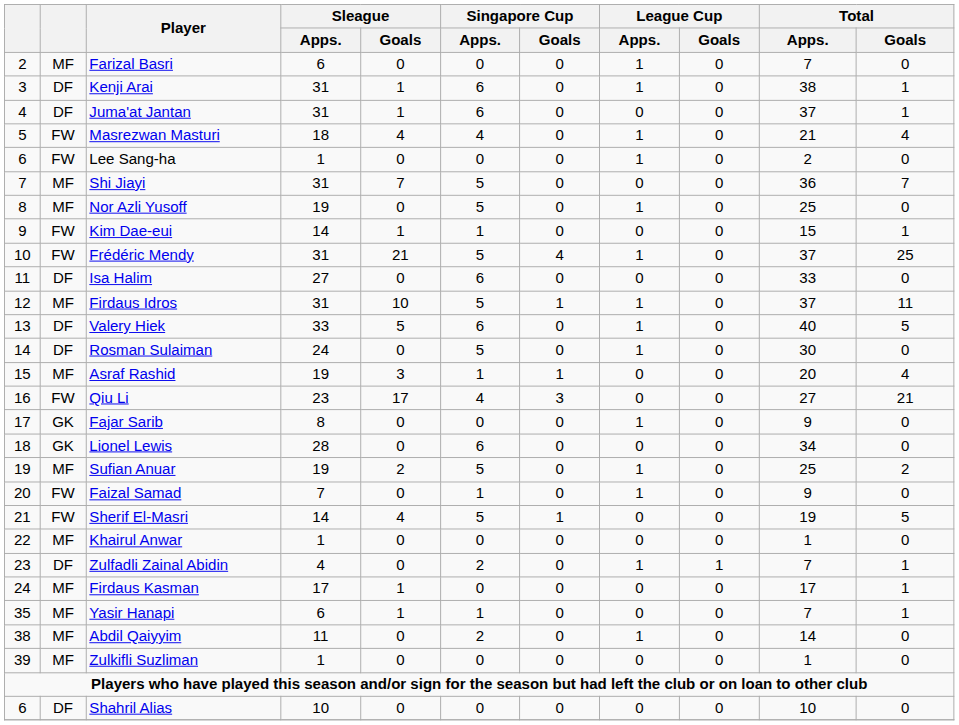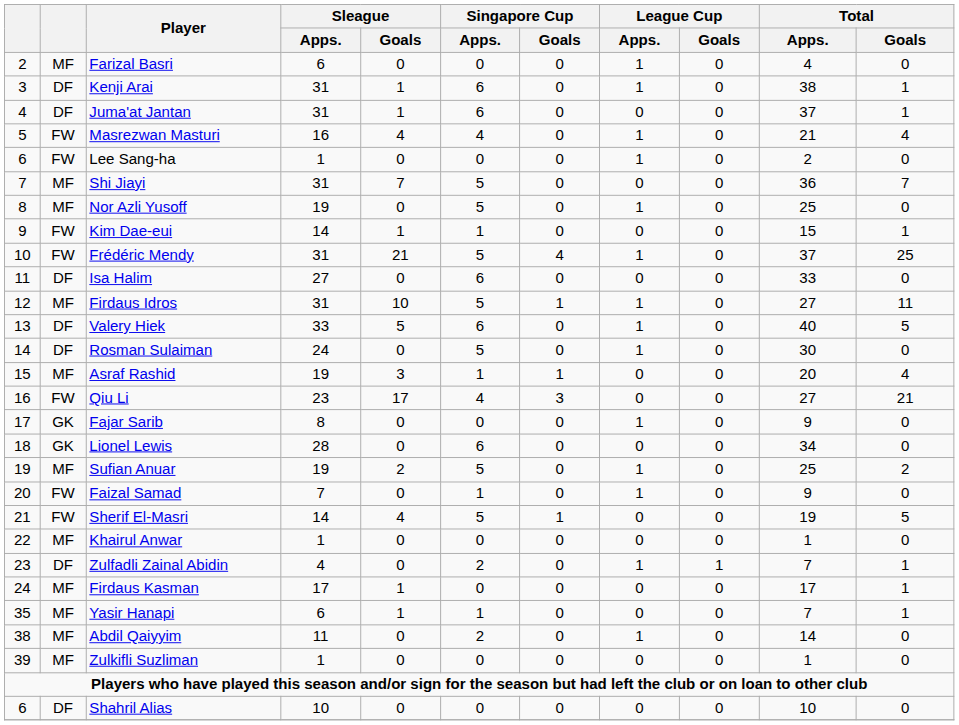(808, 64) 7 -> (808, 64) 4
(321, 135) 18 -> (321, 135) 16
(808, 302) 37 -> (808, 302) 27
